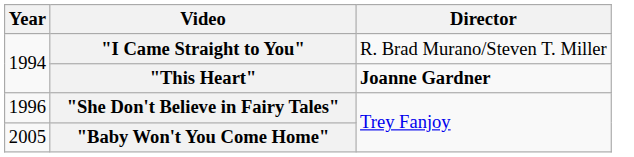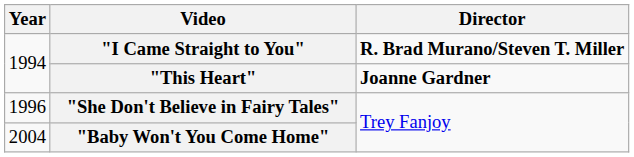(483, 48) normal -> (492, 48) bold
(27, 136) 2005 -> (27, 136) 2004
